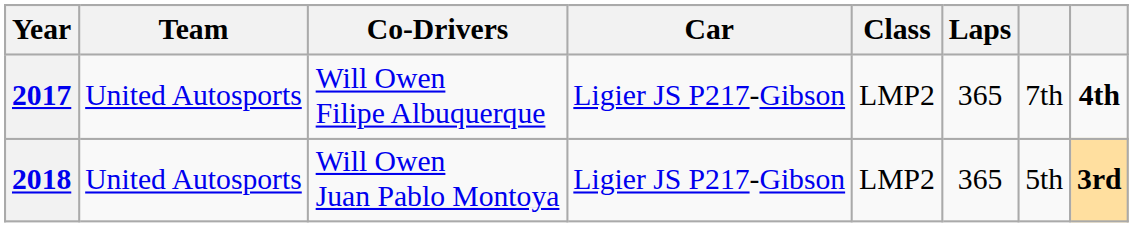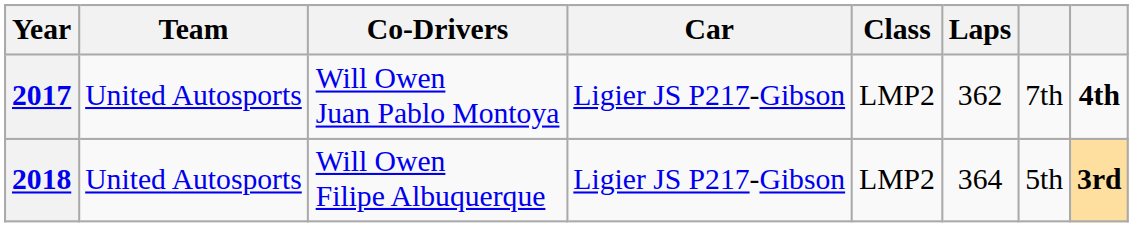(431, 95) Will Owen Filipe Albuquerque -> (438, 95) Will Owen Juan Pablo Montoya
(980, 95) 365 -> (980, 95) 362
(438, 179) Will Owen Juan Pablo Montoya -> (431, 179) Will Owen Filipe Albuquerque
(980, 179) 365 -> (980, 179) 364
